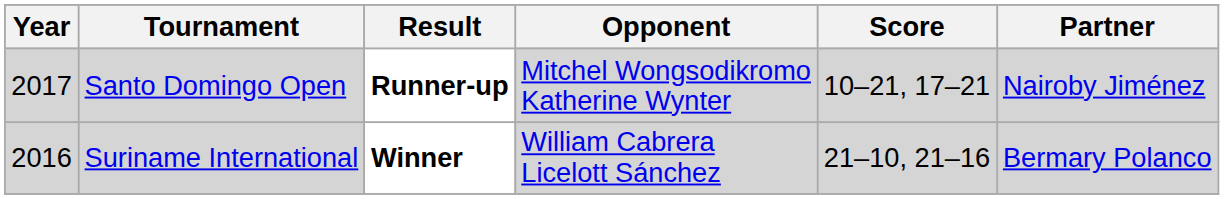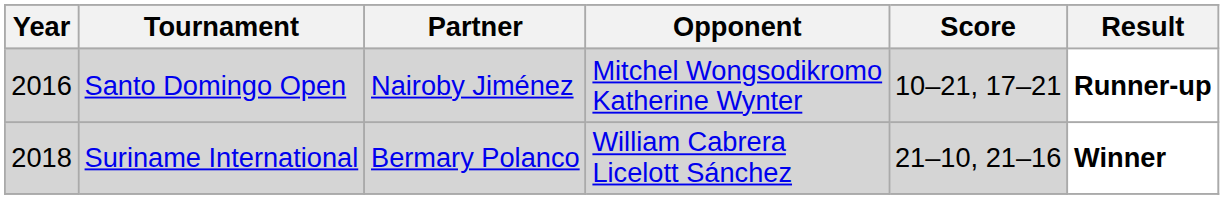columns swapped: (1107, 27) <-> (440, 27)
(42, 85) 2017 -> (42, 85) 2016
(42, 158) 2016 -> (42, 158) 2018
